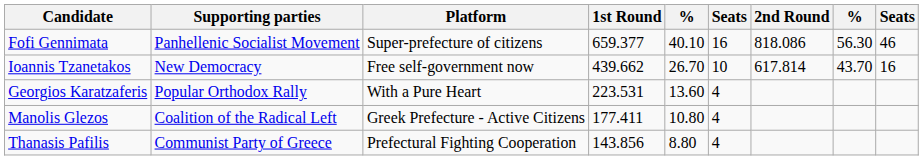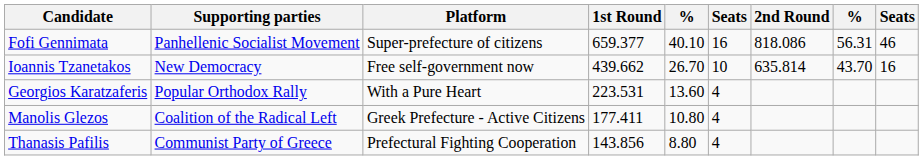(855, 42) 56.30 -> (855, 42) 56.31
(780, 67) 617.814 -> (780, 67) 635.814
